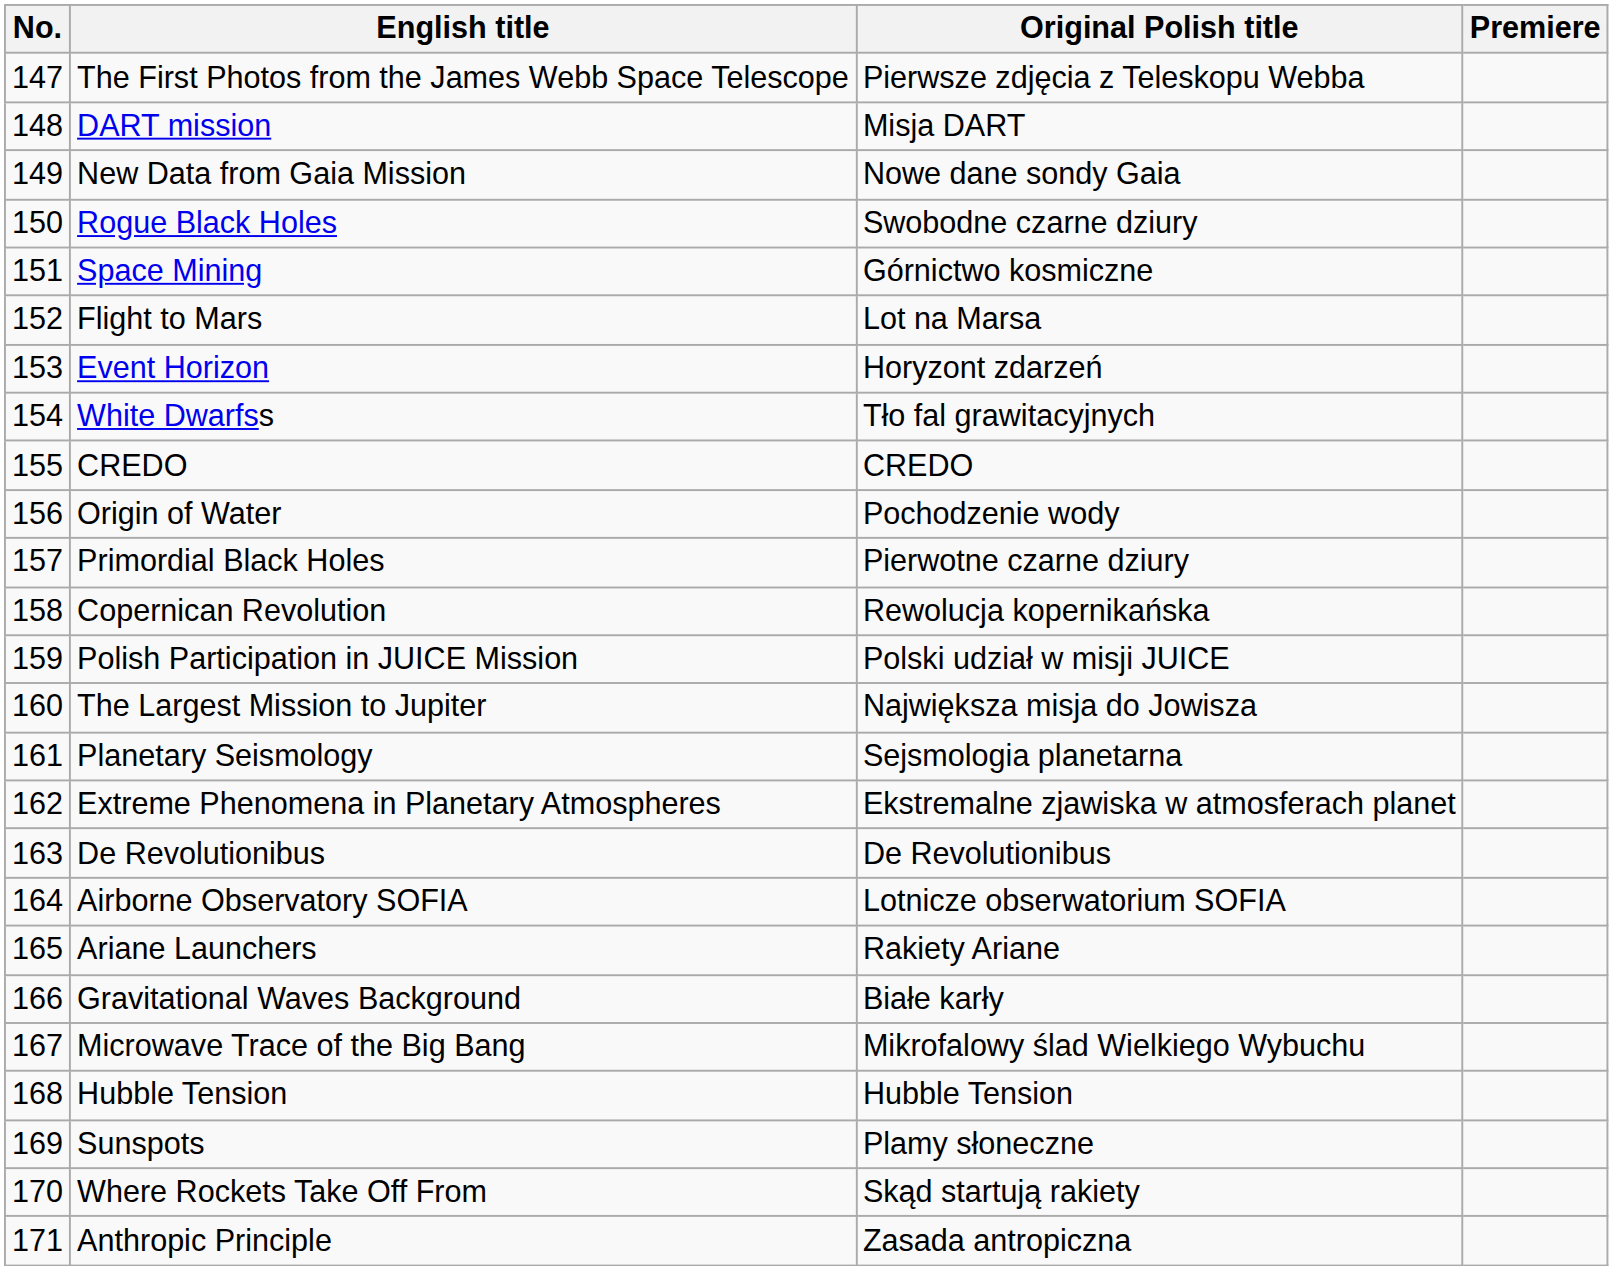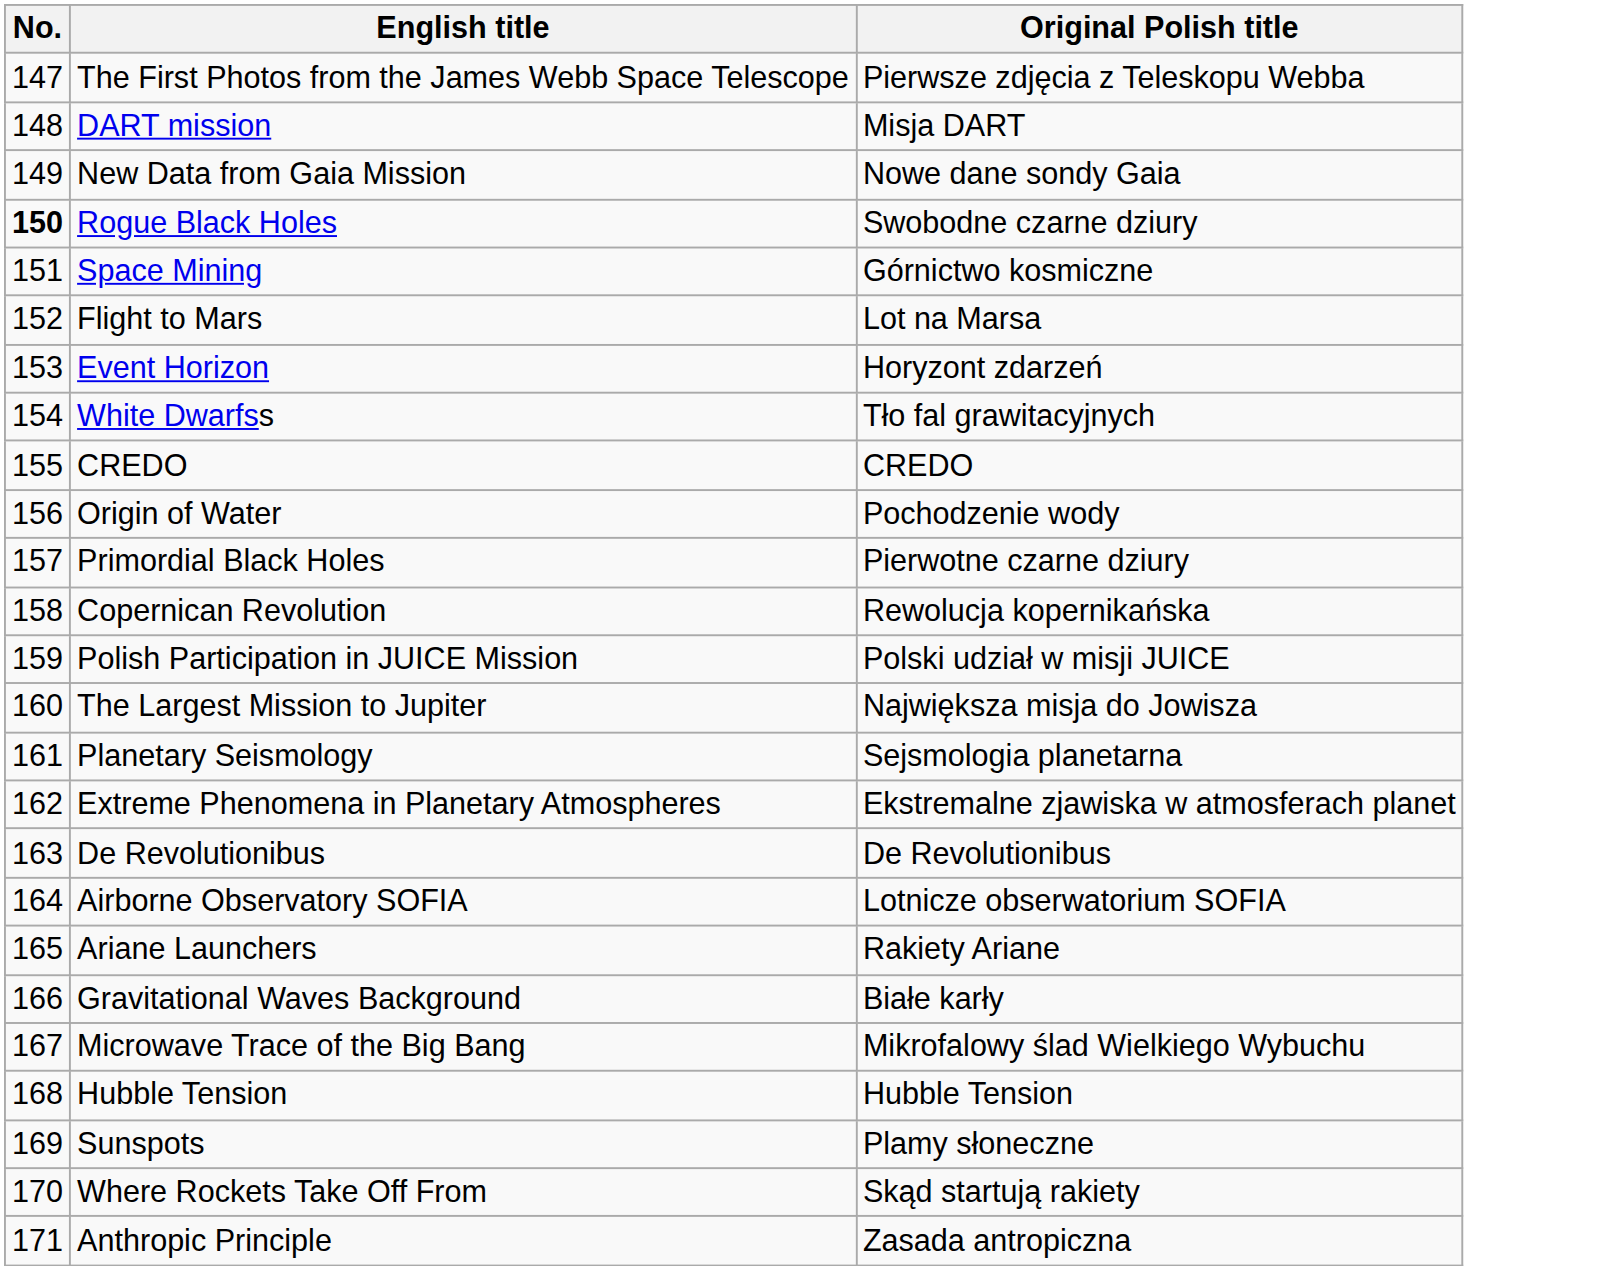- column: (1535, 28)
(37, 222) normal -> (37, 222) bold
